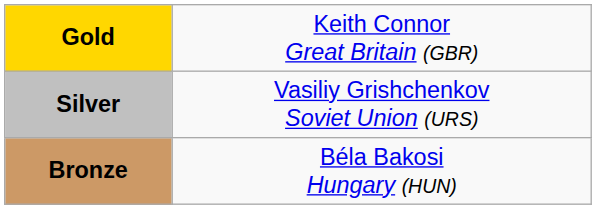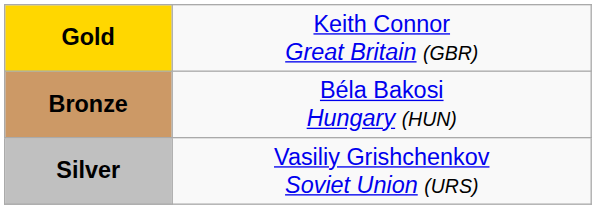rows swapped: (88, 103) <-> (88, 170)
